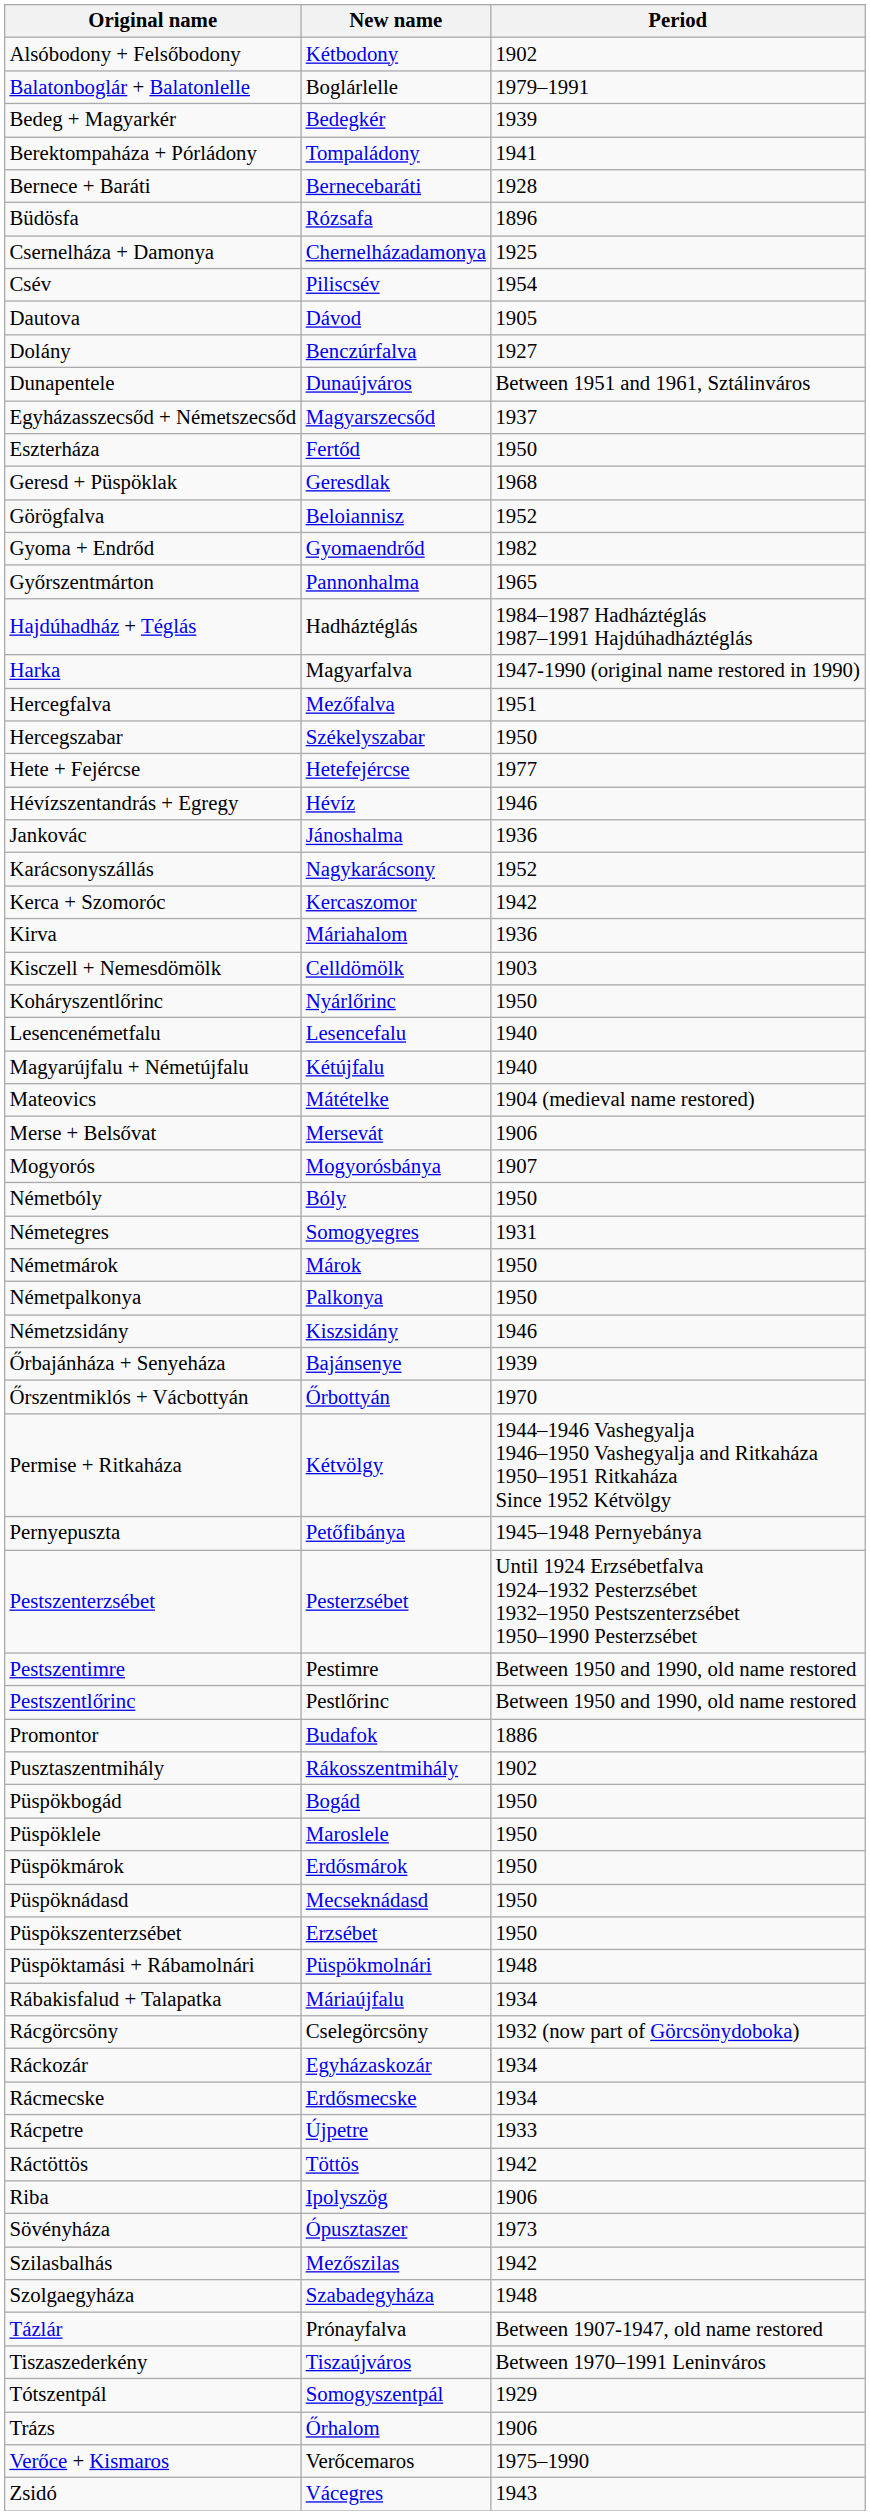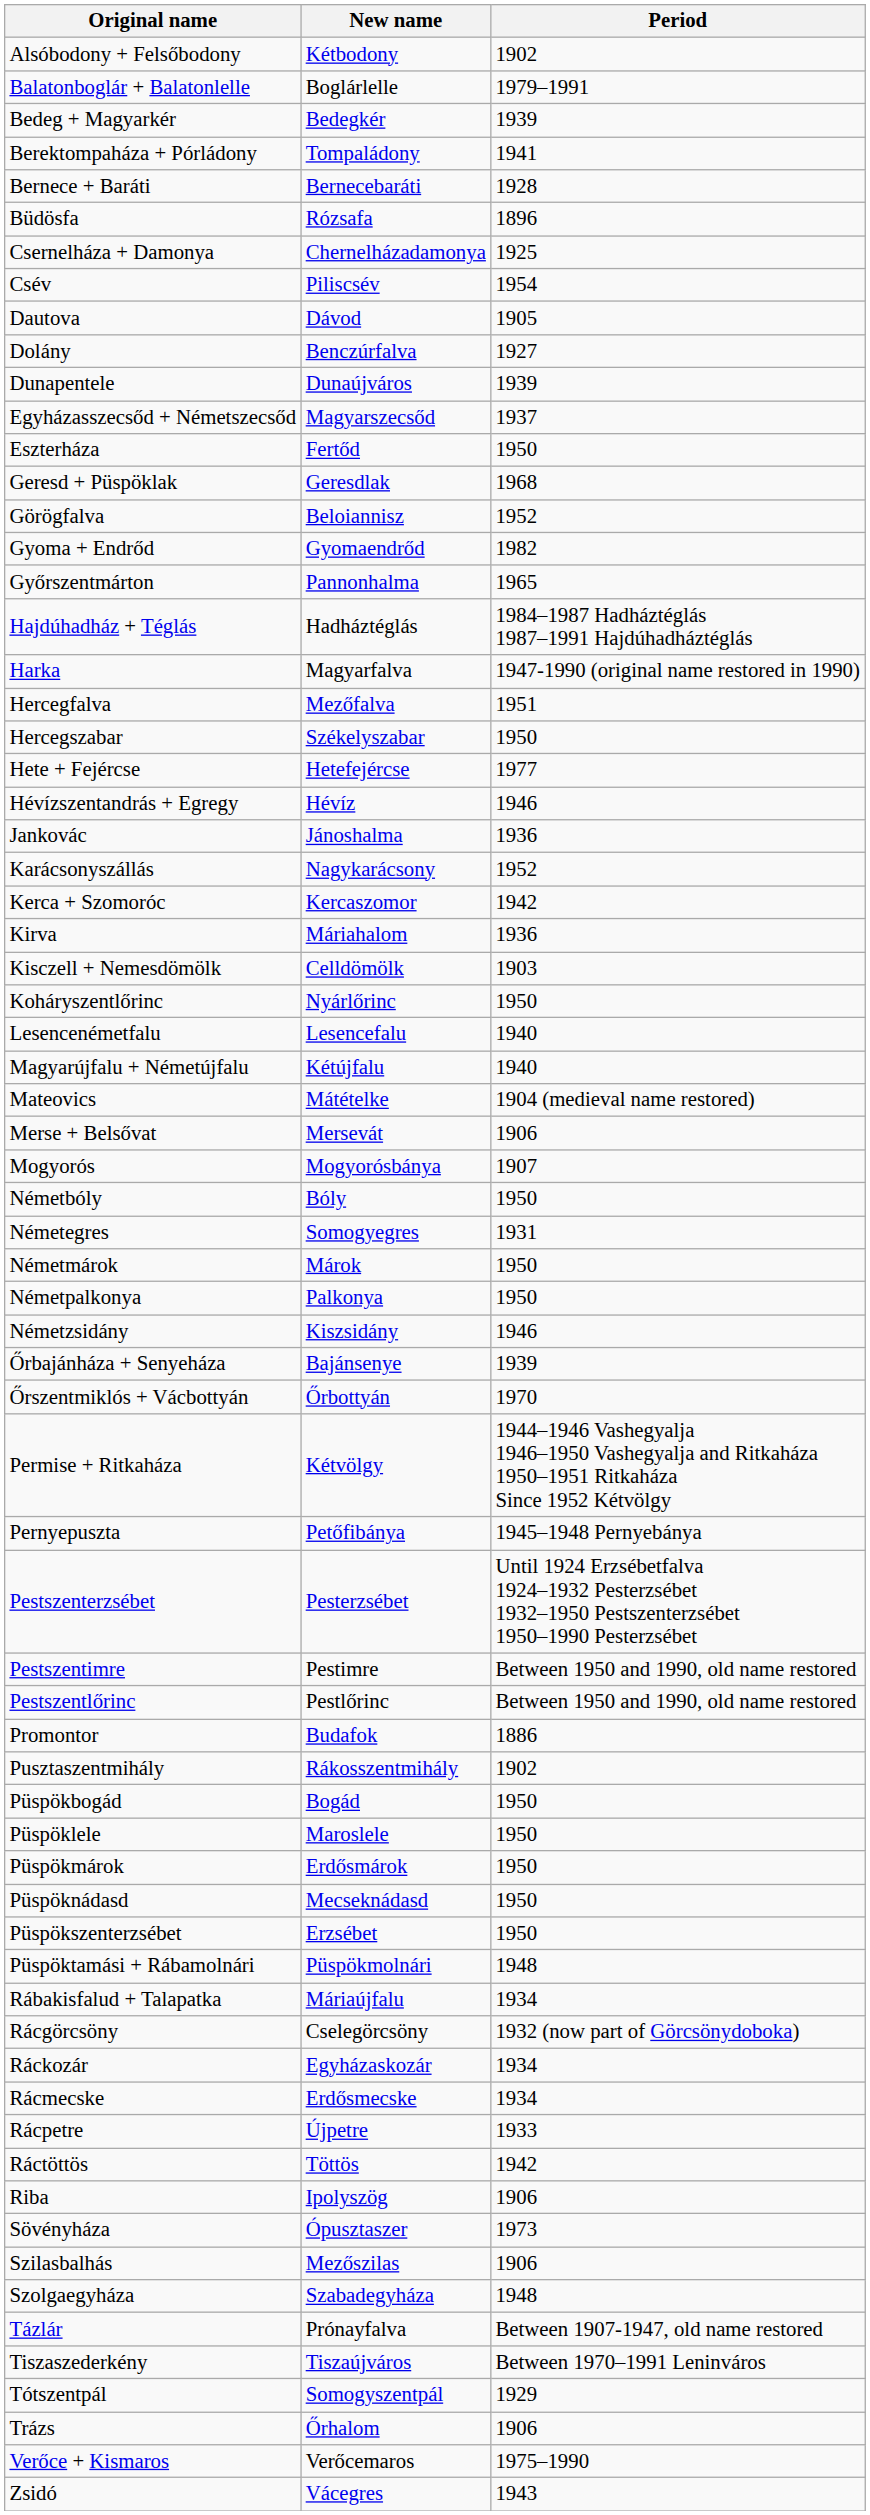(653, 383) Between 1951 and 1961, Sztálinváros -> (516, 383) 1939
(516, 2263) 1942 -> (516, 2263) 1906
